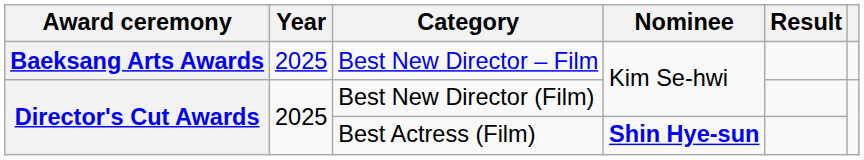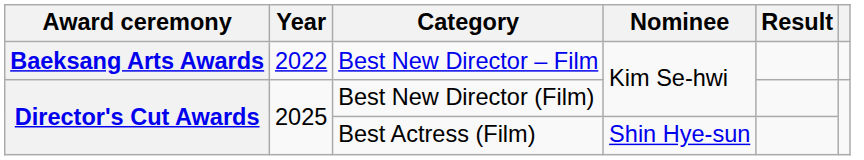(301, 60) 2025 -> (301, 60) 2022
(684, 135) bold -> (680, 135) normal
